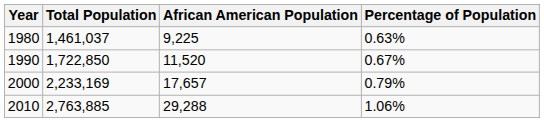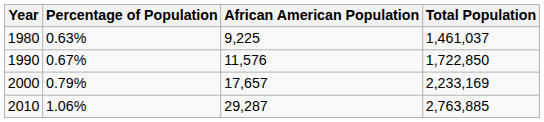columns swapped: (101, 15) <-> (450, 15)
(184, 60) 11,520 -> (245, 60) 11,576
(185, 106) 29,288 -> (246, 106) 29,287
